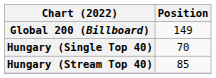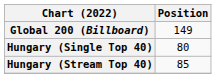(183, 47) 70 -> (183, 47) 80
